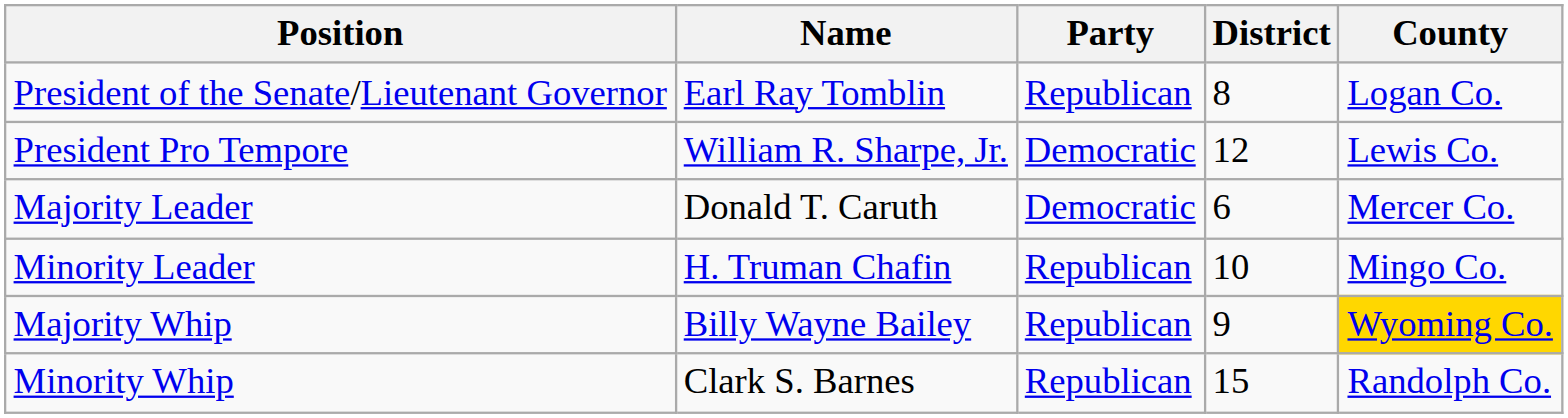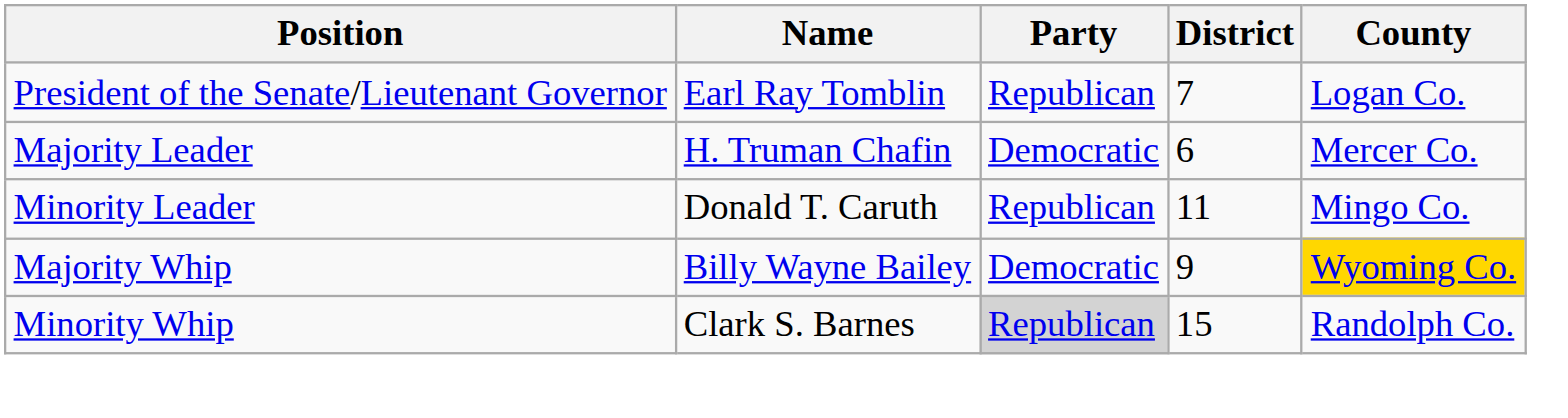(1222, 91) 8 -> (1185, 91) 7
- row: (181, 149)
(811, 207) Donald T. Caruth -> (818, 149) H. Truman Chafin
(818, 265) H. Truman Chafin -> (811, 207) Donald T. Caruth
(1231, 265) 10 -> (1193, 207) 11
(1108, 324) Republican -> (1074, 265) Democratic
(1108, 382) no background -> (1071, 324) lightgrey background
